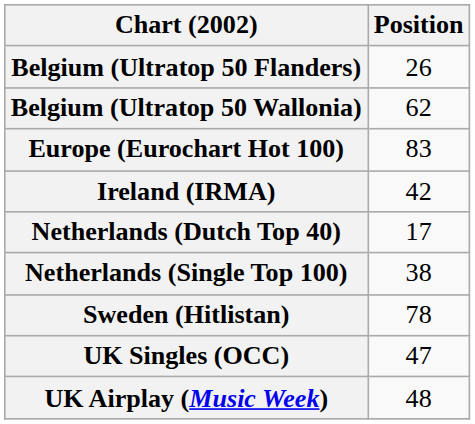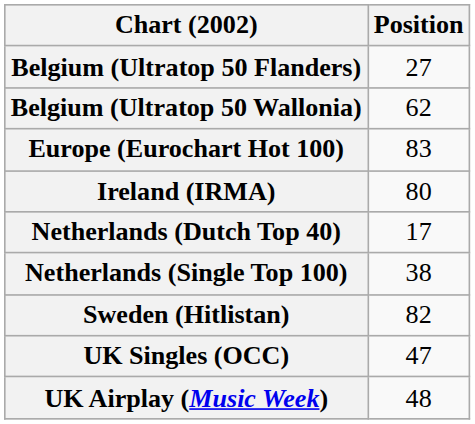(419, 66) 26 -> (419, 66) 27
(419, 190) 42 -> (419, 190) 80
(419, 314) 78 -> (419, 314) 82
